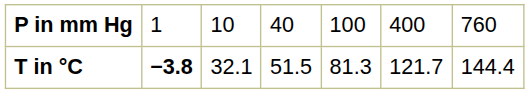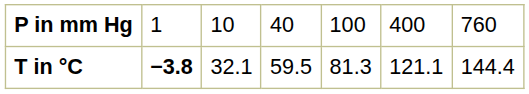(291, 67) 51.5 -> (291, 67) 59.5
(416, 67) 121.7 -> (416, 67) 121.1
